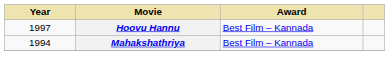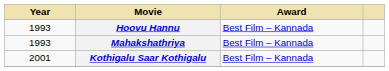(40, 27) 1997 -> (40, 27) 1993
(40, 43) 1994 -> (40, 43) 1993
+ row: (148, 58)
